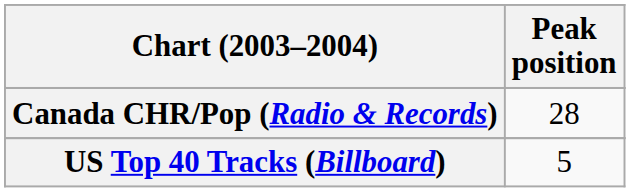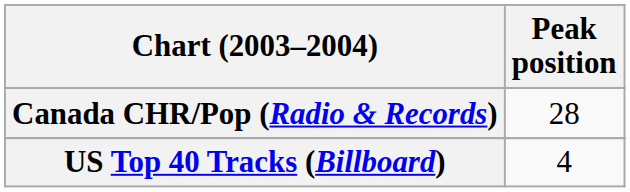(564, 161) 5 -> (564, 161) 4
